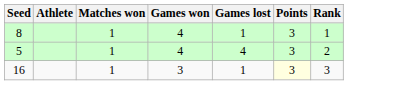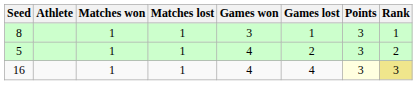+ column: (182, 13)
(180, 32) 4 -> (249, 32) 3
(243, 51) 4 -> (312, 51) 2
(180, 70) 3 -> (249, 70) 4
(243, 70) 1 -> (312, 70) 4
(327, 70) no background -> (396, 70) khaki background
